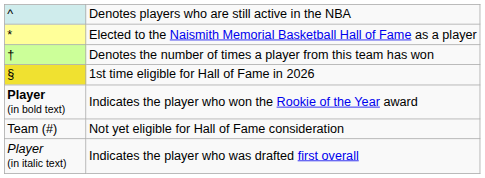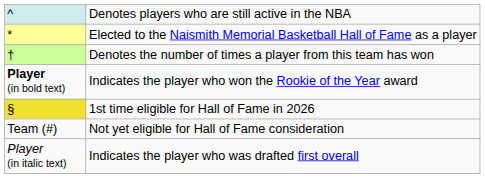rows swapped: (11, 74) <-> (36, 101)
